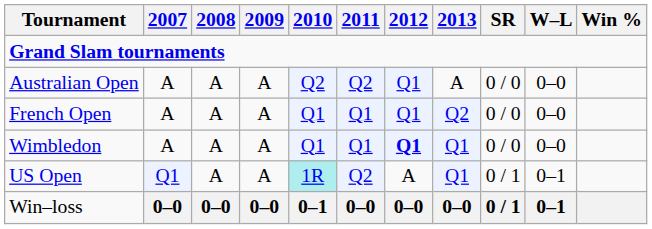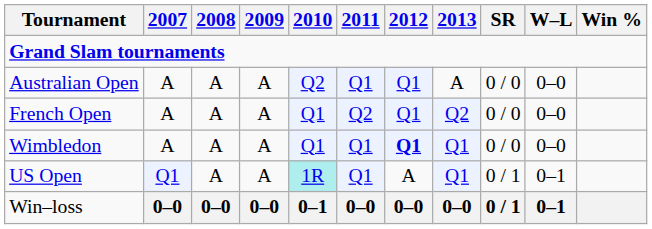(361, 82) Q2 -> (361, 82) Q1
(361, 113) Q1 -> (361, 113) Q2
(361, 176) Q2 -> (361, 176) Q1
